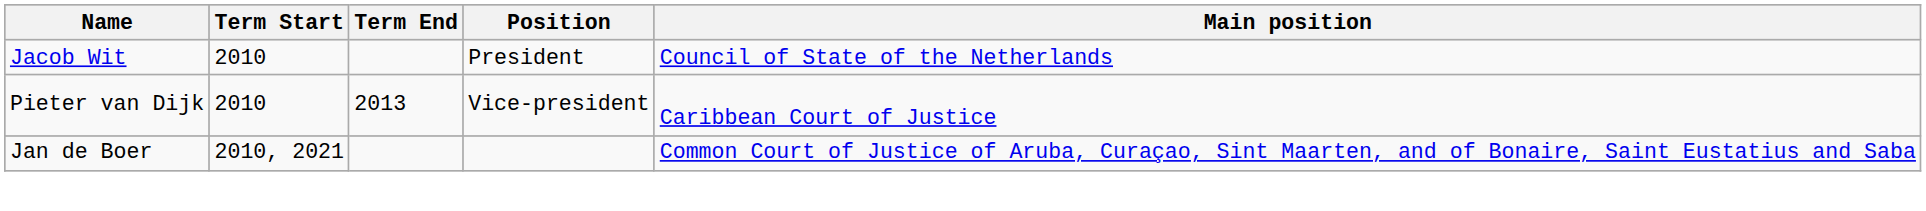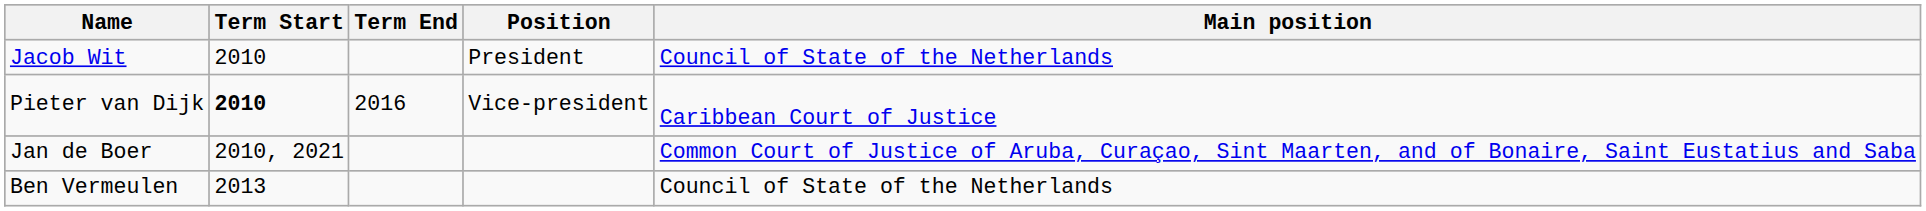(240, 105) normal -> (240, 105) bold
(380, 105) 2013 -> (380, 105) 2016
+ row: (94, 188)
